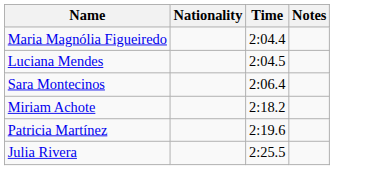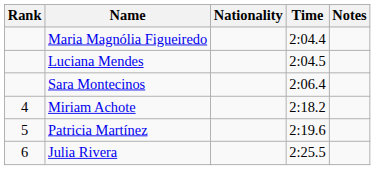+ column: (25, 15)
